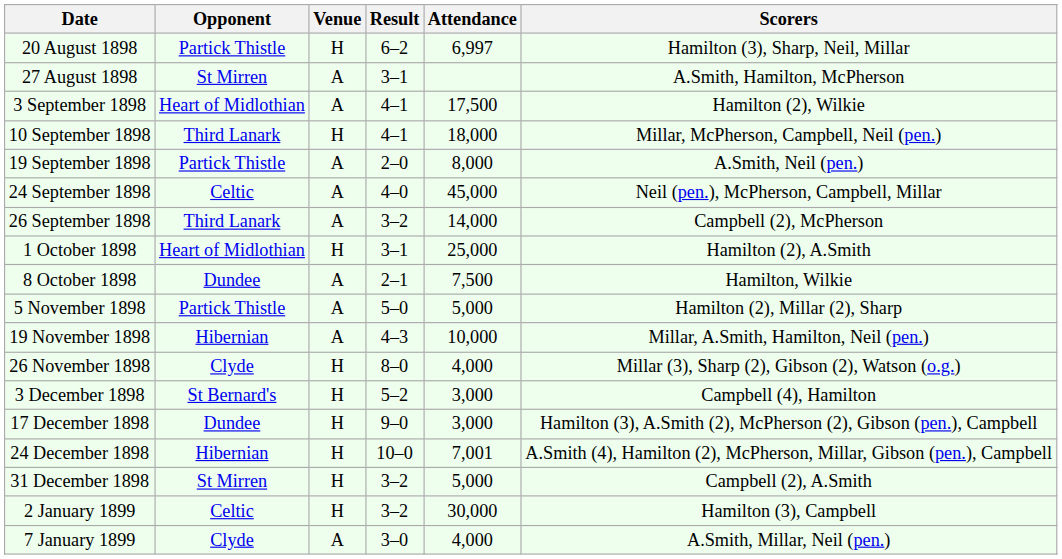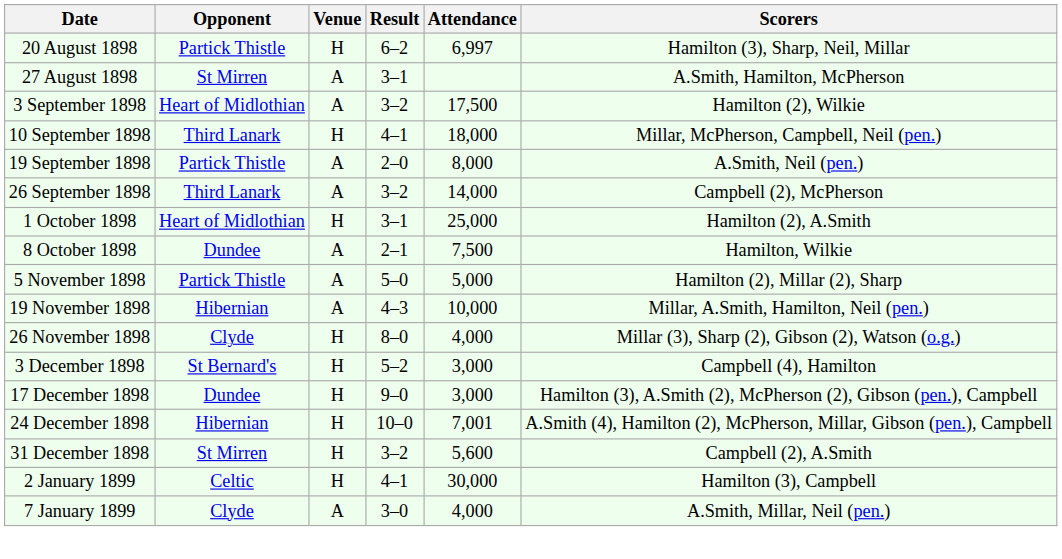(395, 105) 4–1 -> (395, 105) 3–2
- row: (80, 192)
(472, 481) 5,000 -> (472, 452) 5,600
(395, 510) 3–2 -> (395, 481) 4–1
